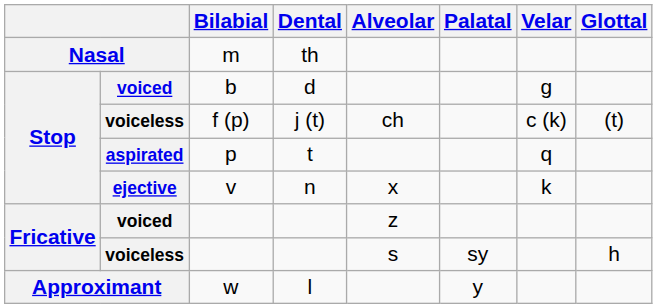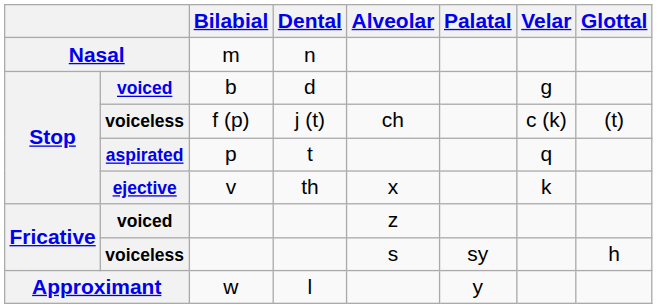(310, 54) th -> (310, 54) n
(310, 187) n -> (310, 187) th
